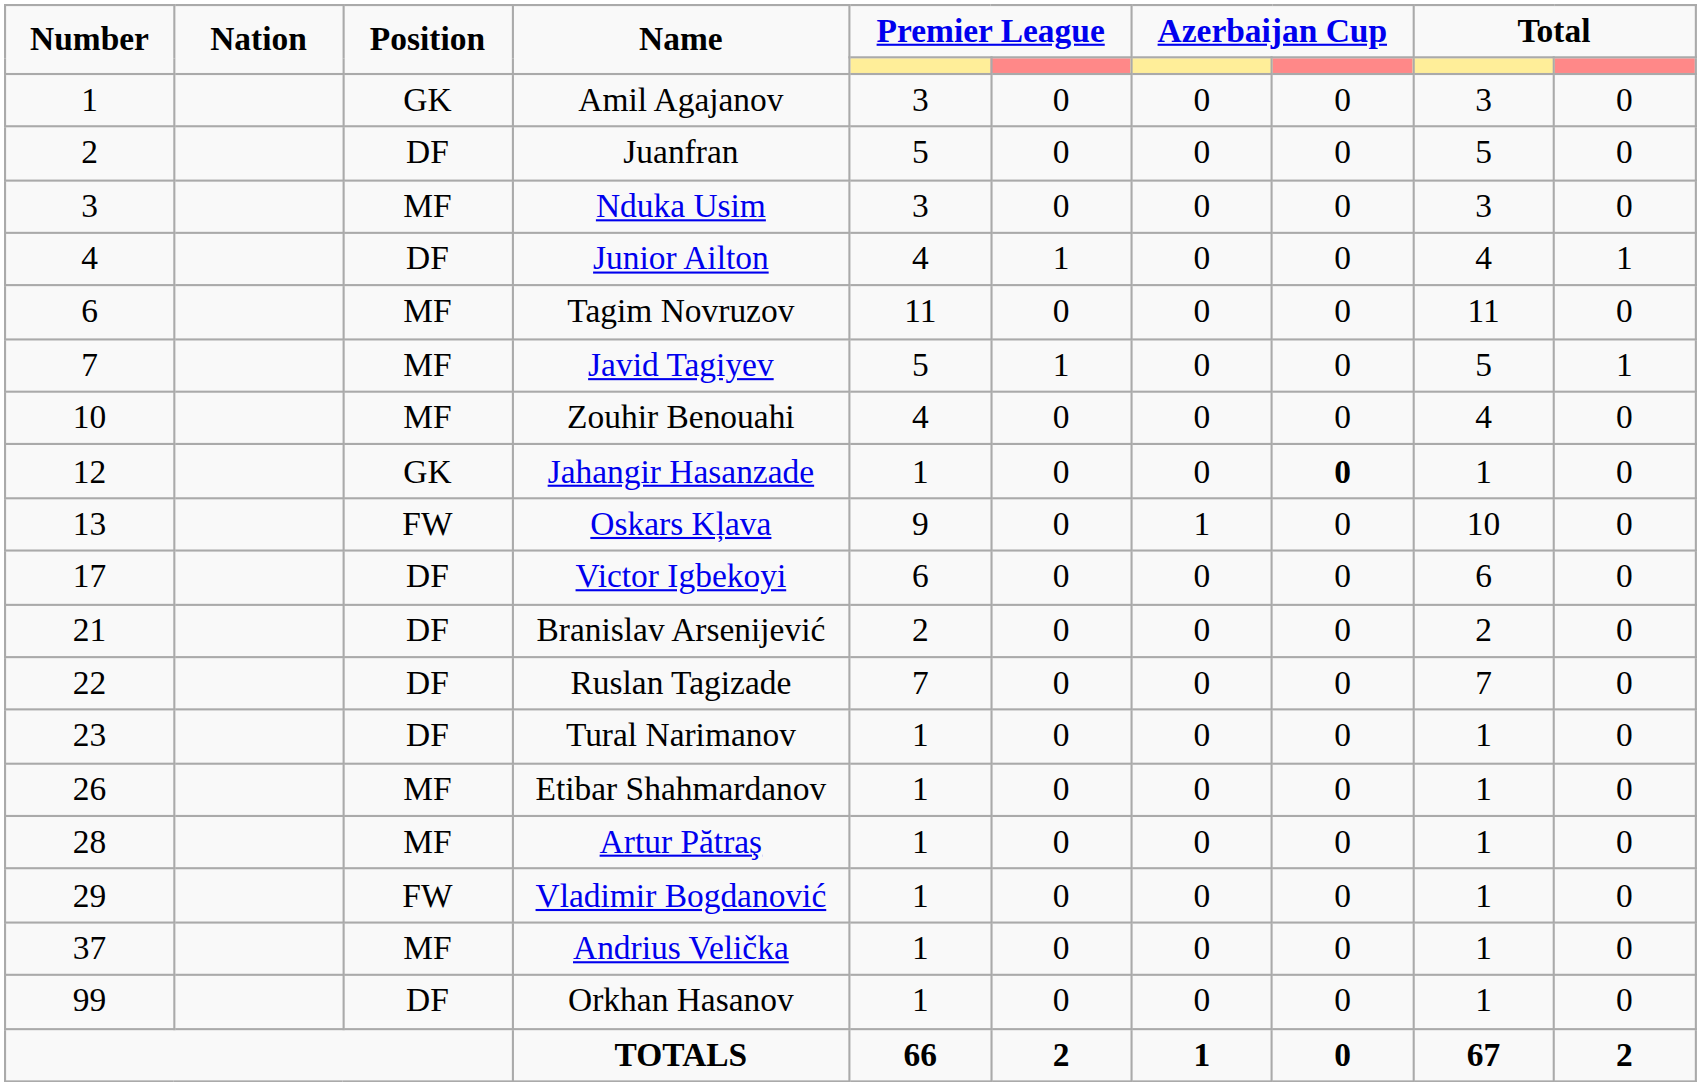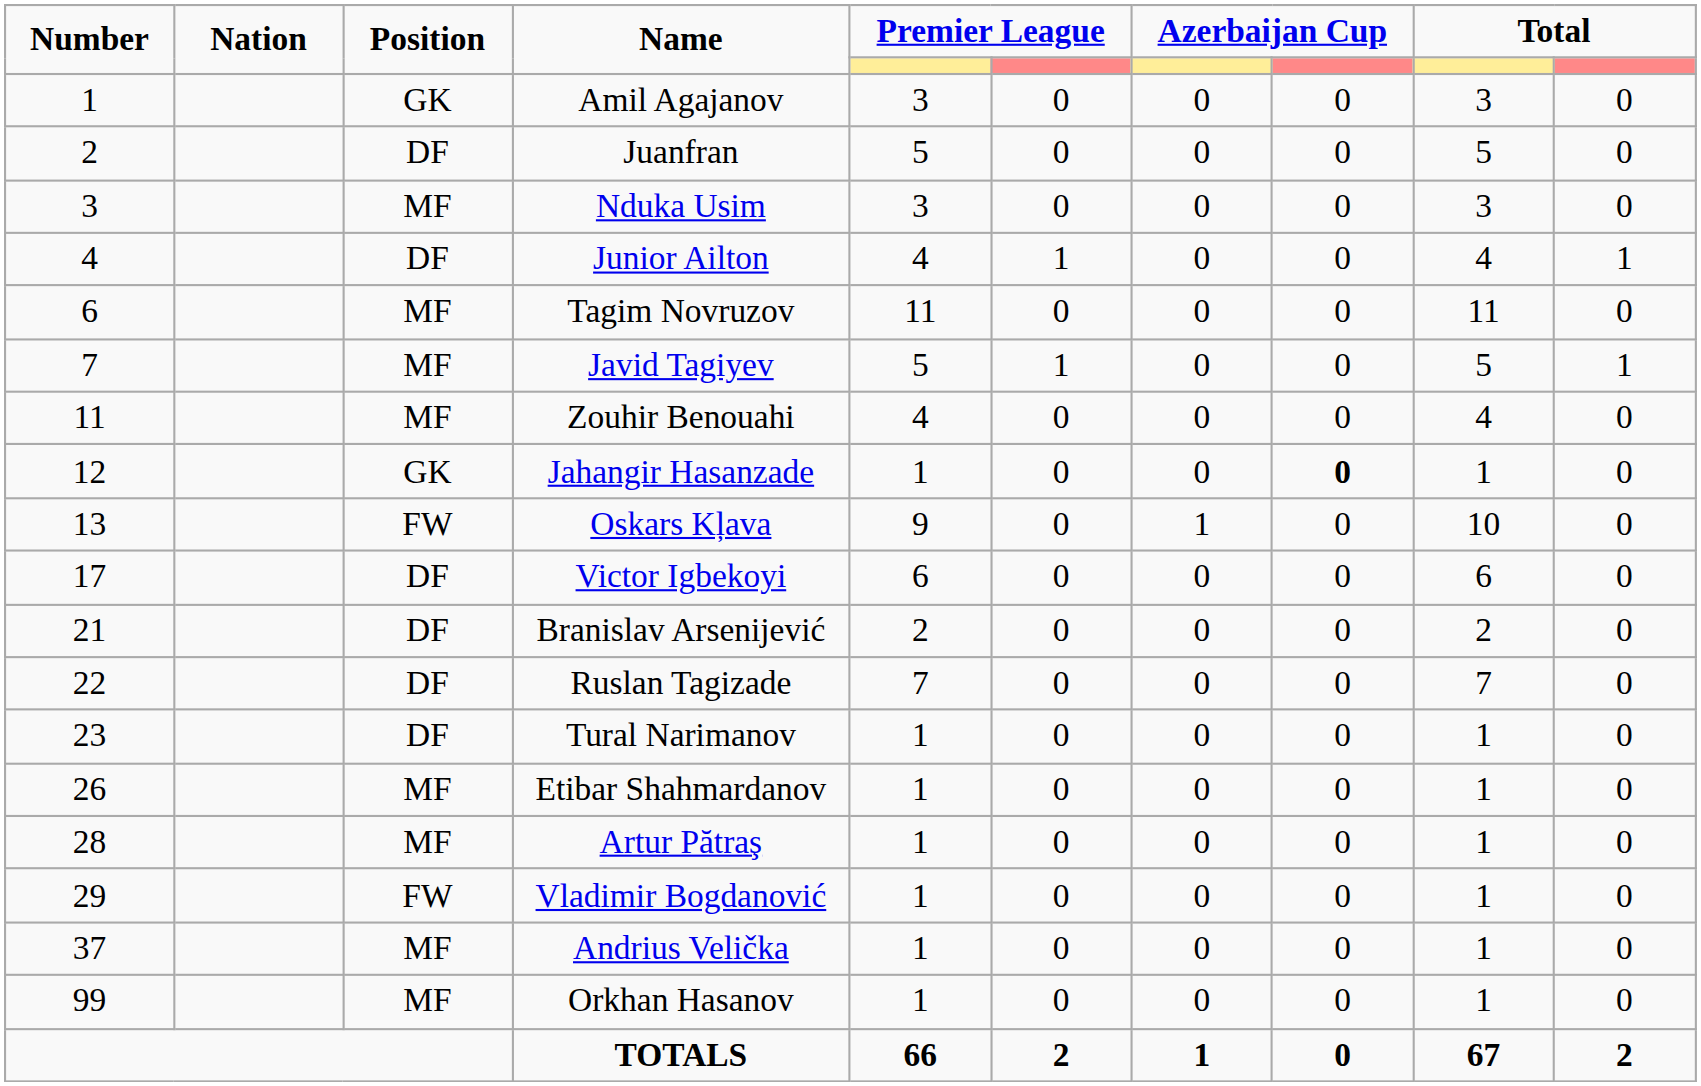(90, 417) 10 -> (90, 417) 11
(427, 1001) DF -> (427, 1001) MF
